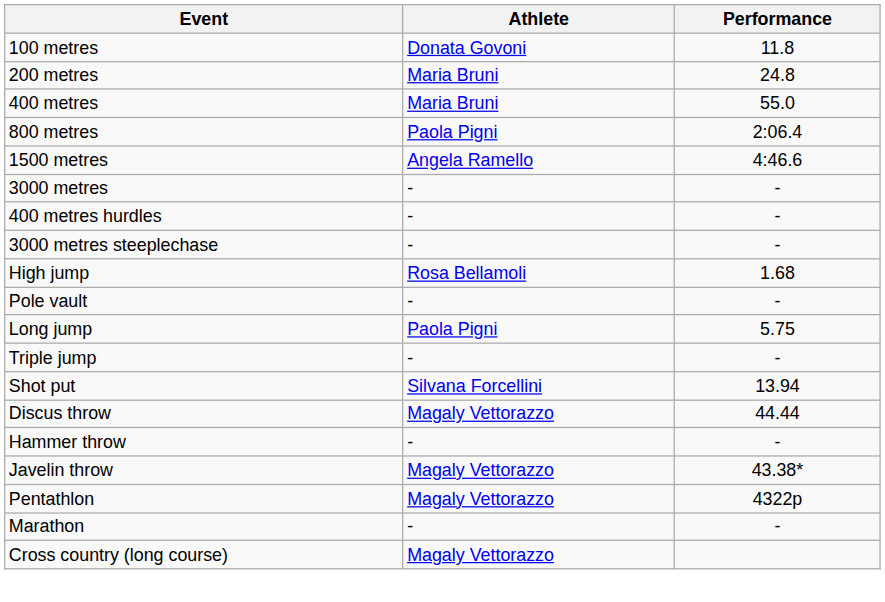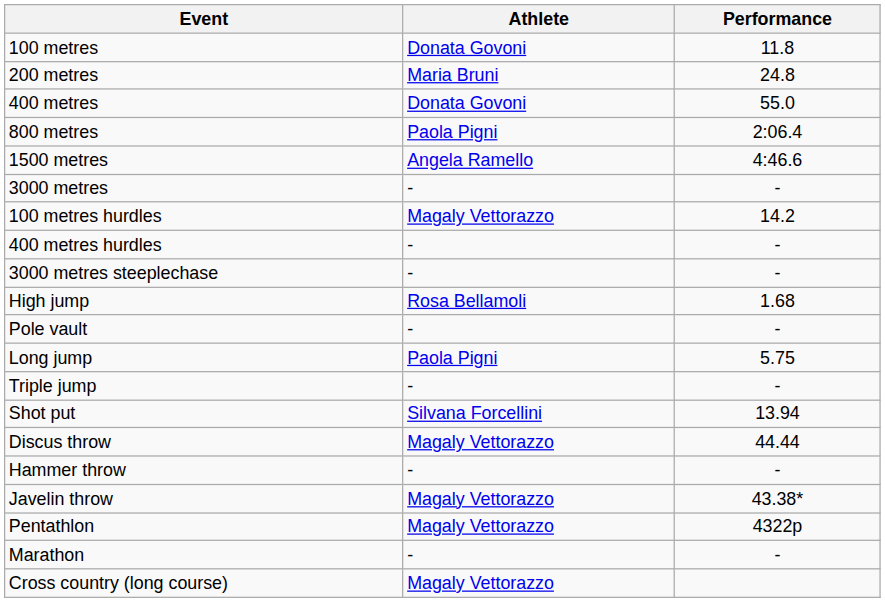(453, 104) Maria Bruni -> (467, 104) Donata Govoni
+ row: (85, 217)
